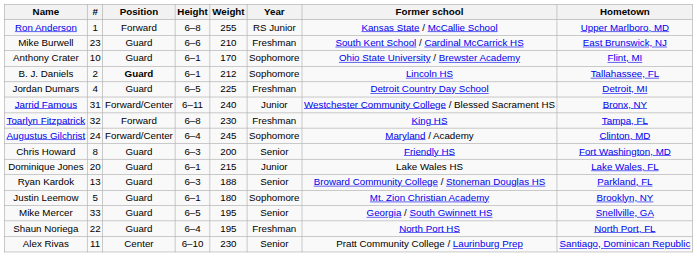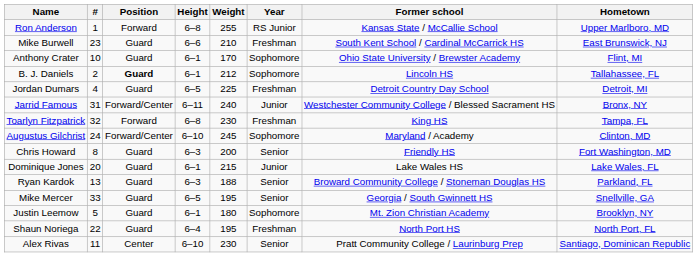(193, 136) 6–4 -> (193, 136) 6–10
rows swapped: (46, 197) <-> (46, 213)
